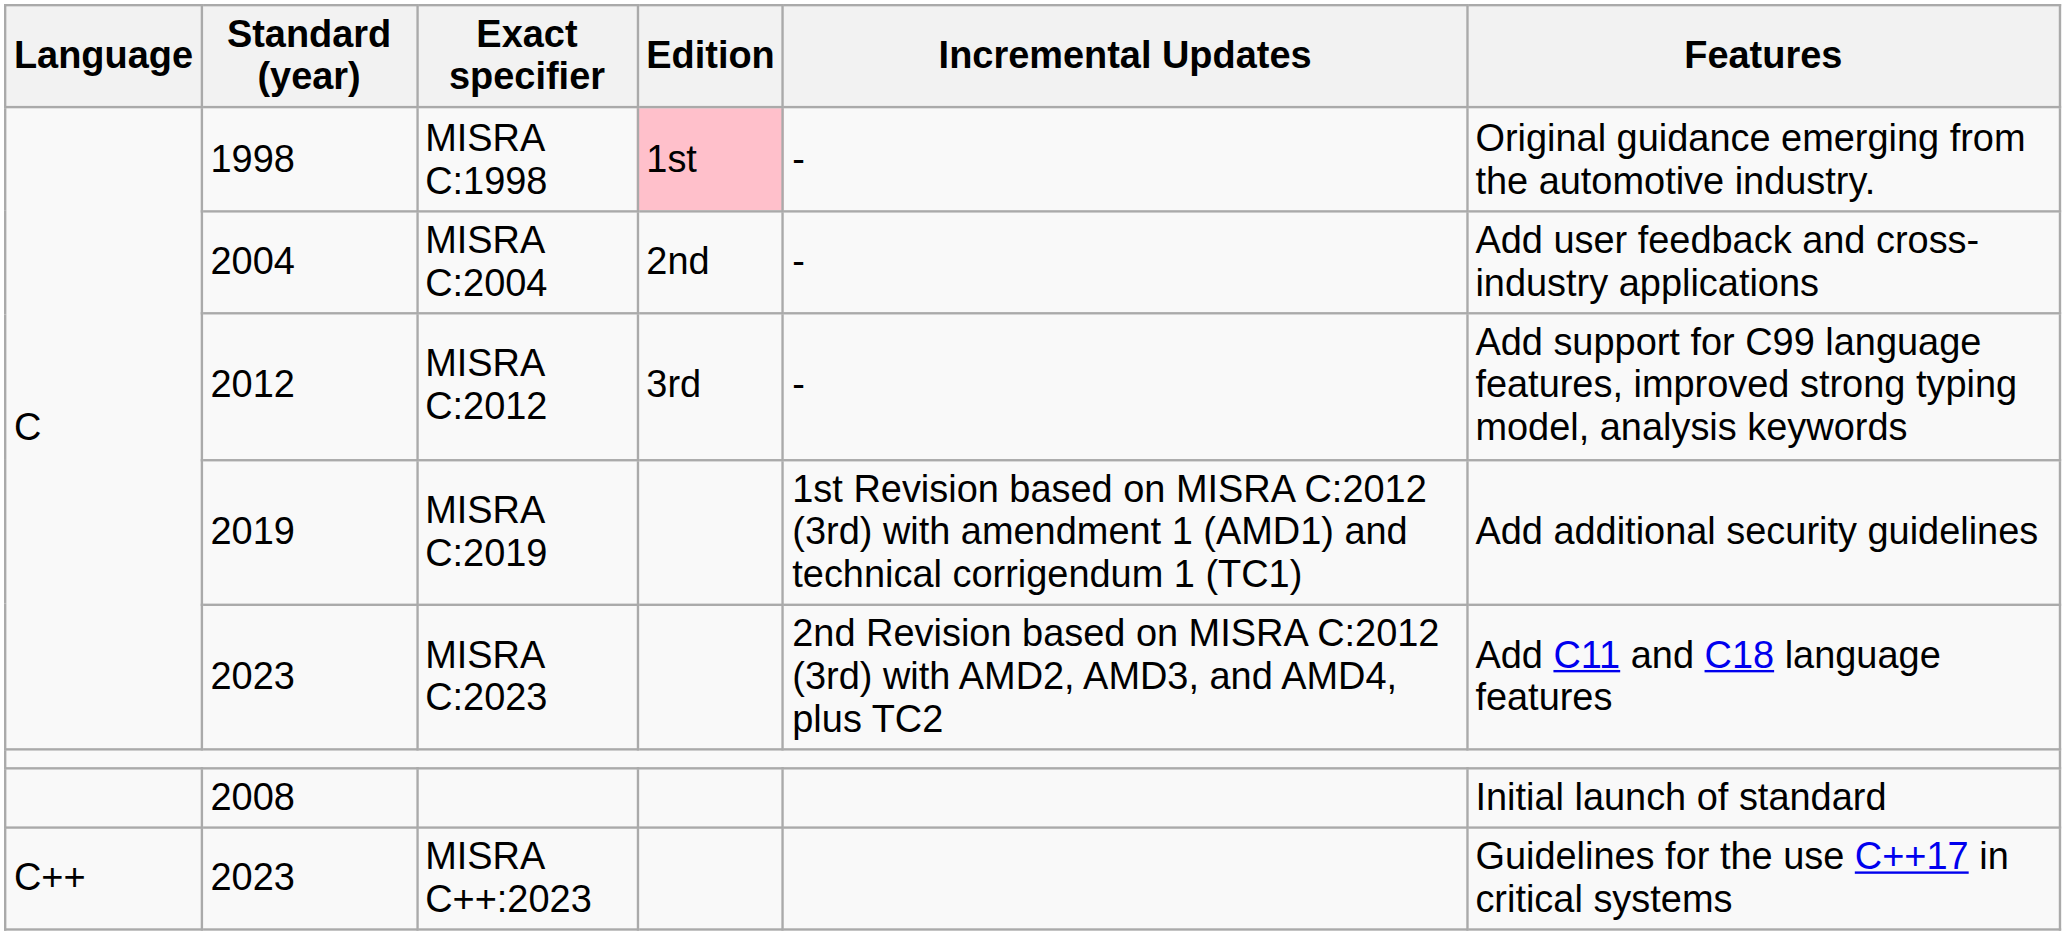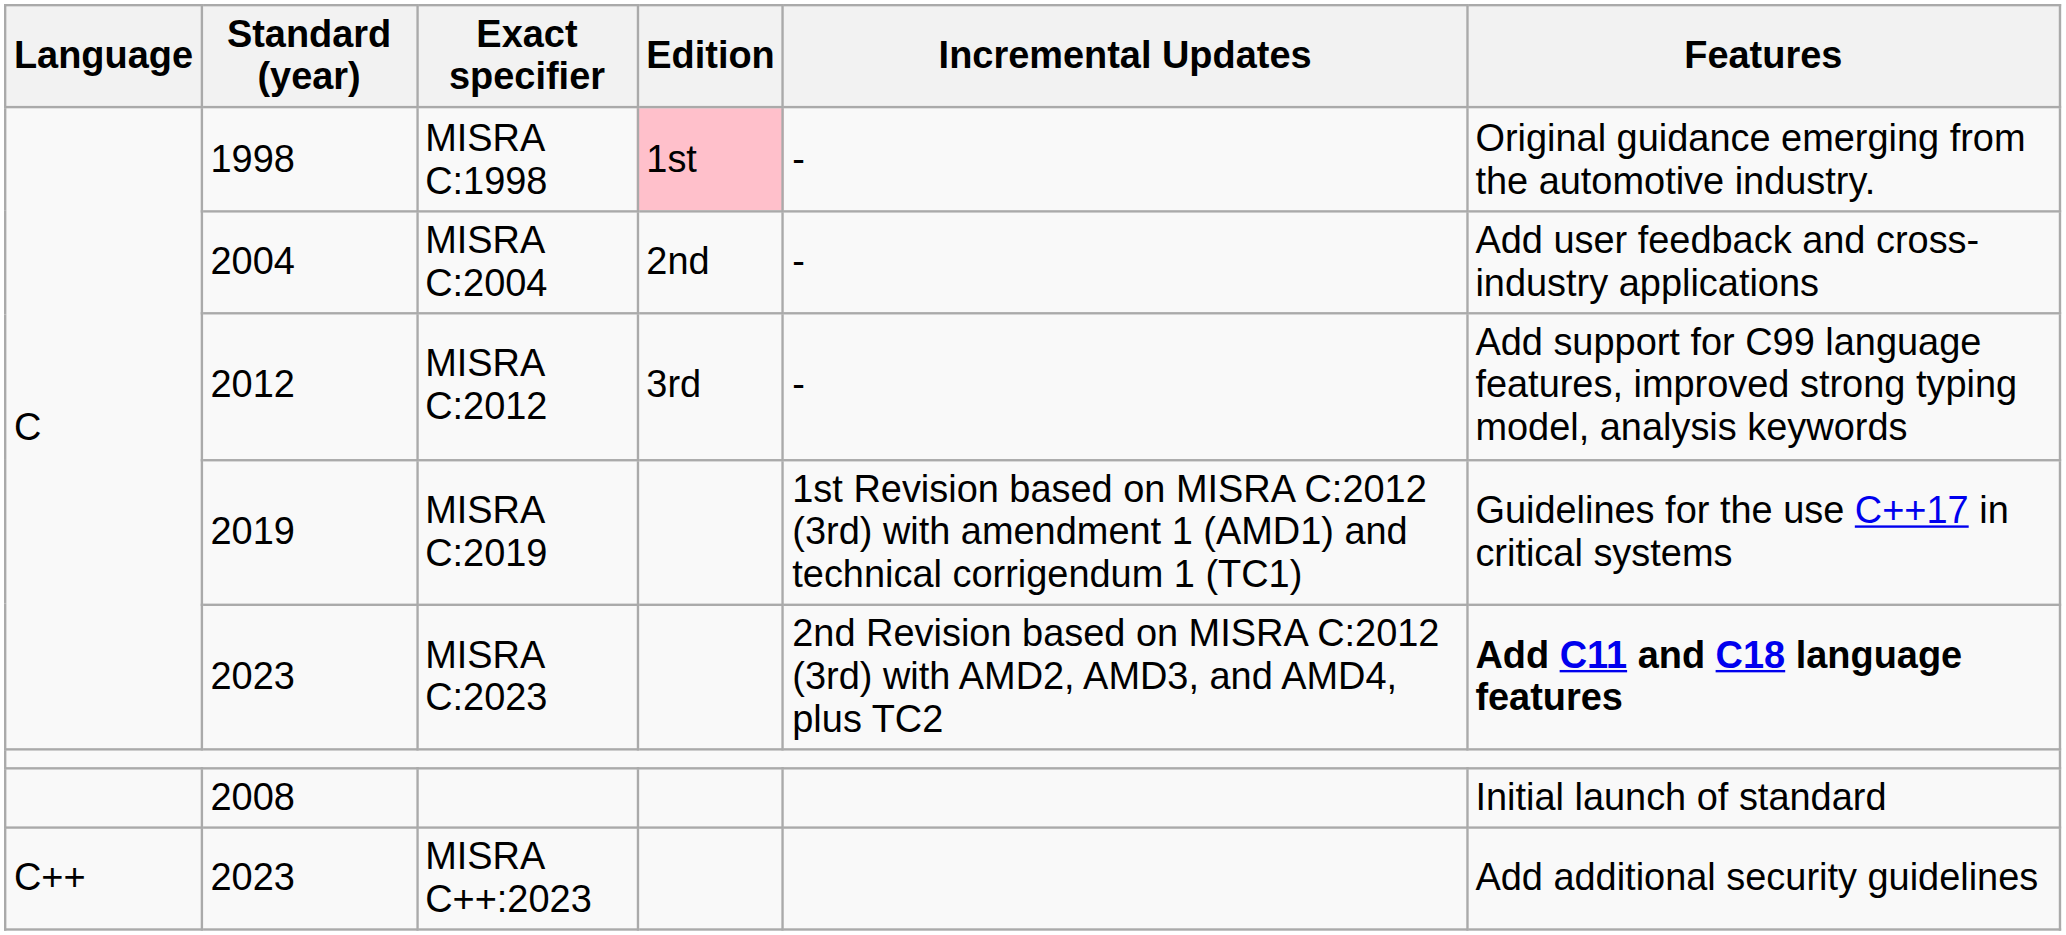(1757, 531) Add additional security guidelines -> (1742, 531) Guidelines for the use C++17 in critical systems
(1708, 676) normal -> (1719, 676) bold
(1742, 878) Guidelines for the use C++17 in critical systems -> (1757, 878) Add additional security guidelines
